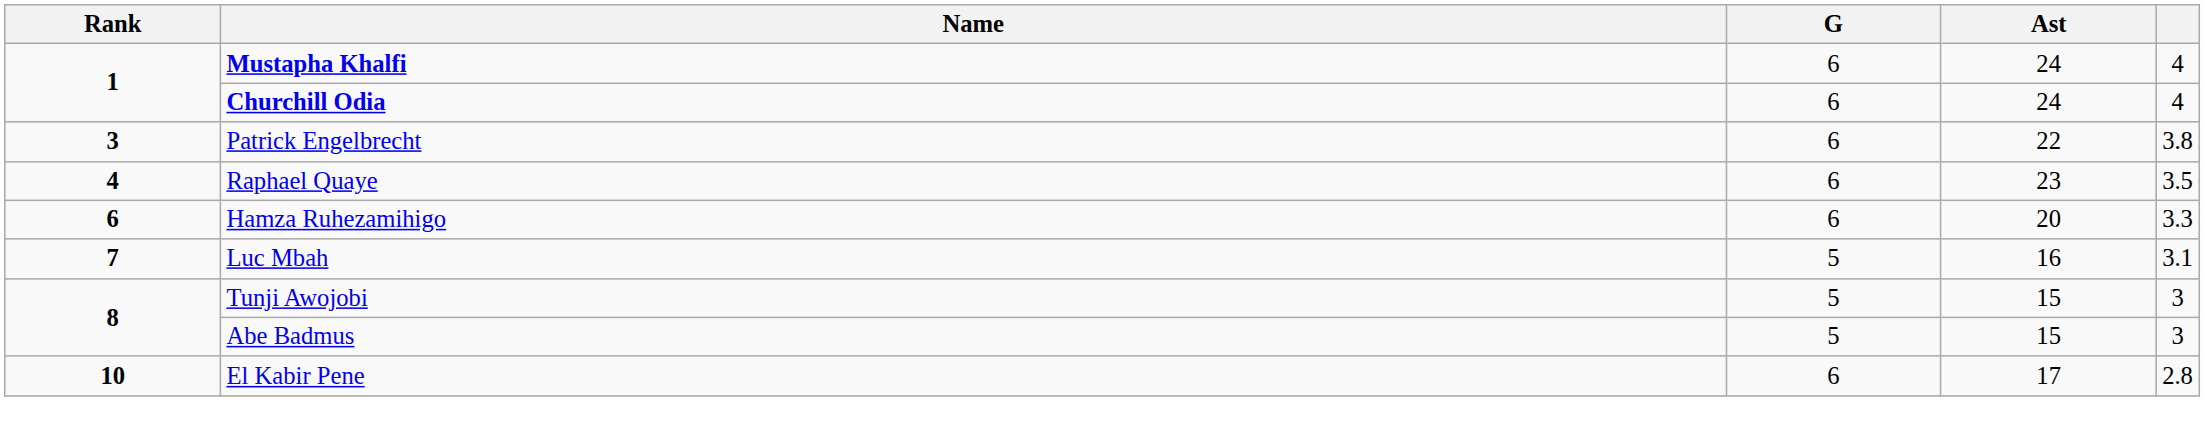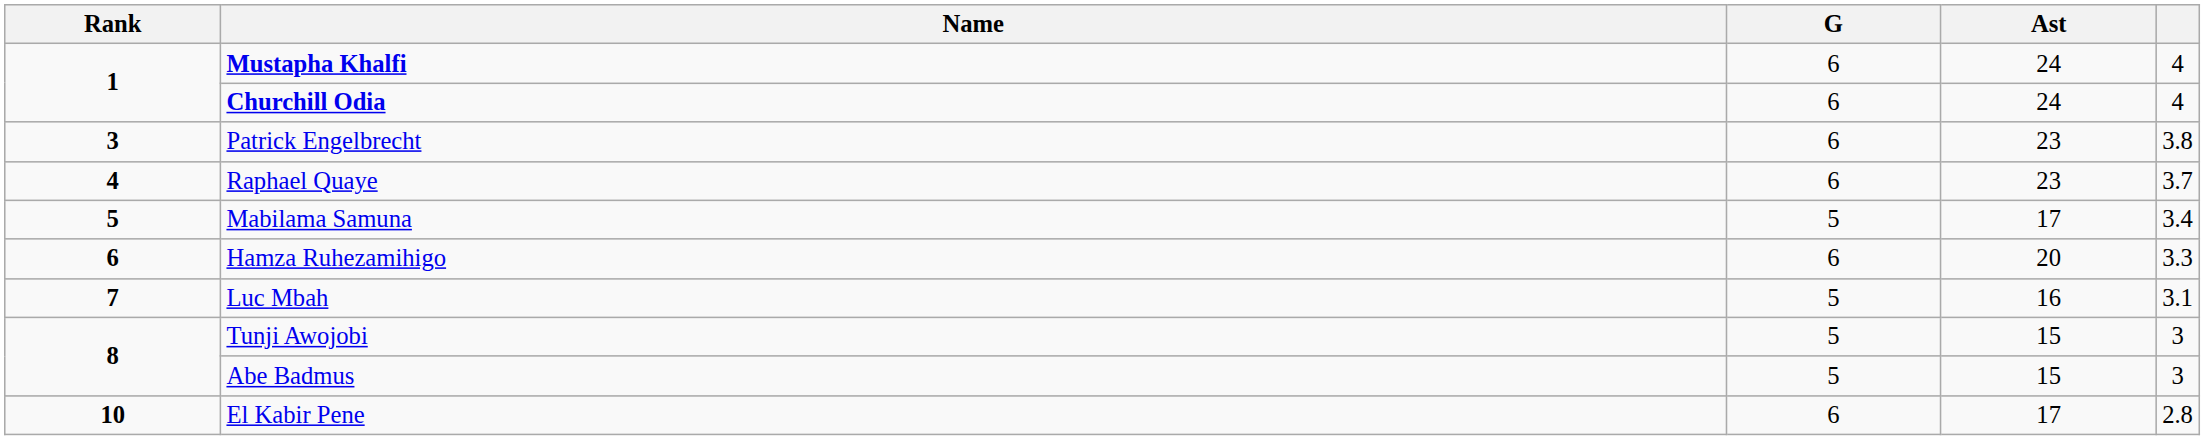(2049, 141) 22 -> (2049, 141) 23
(2178, 180) 3.5 -> (2178, 180) 3.7
+ row: (319, 219)
